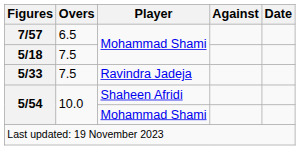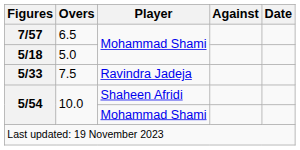(68, 54) 7.5 -> (68, 54) 5.0
